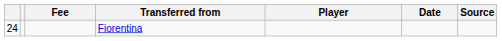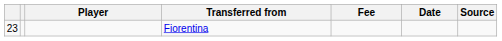columns swapped: (333, 12) <-> (60, 12)
(12, 28) 24 -> (12, 28) 23
